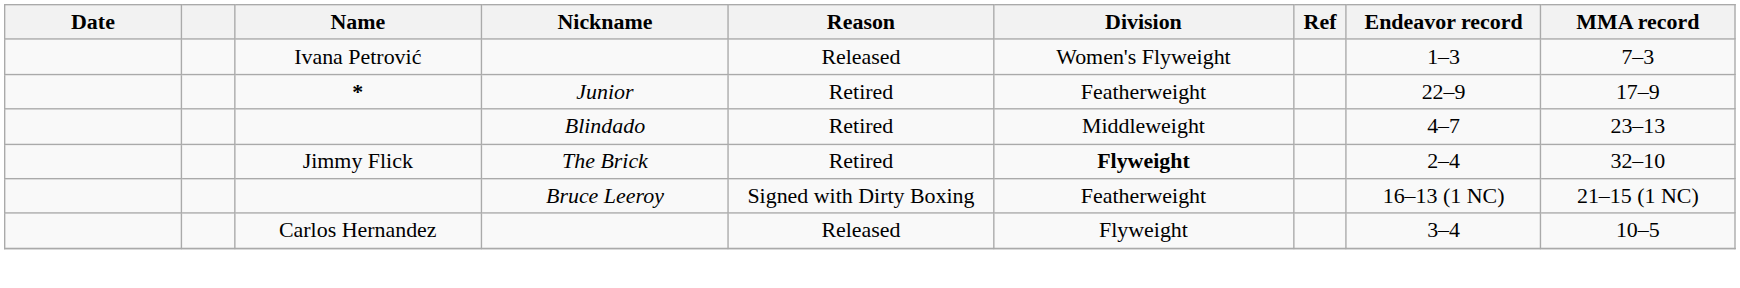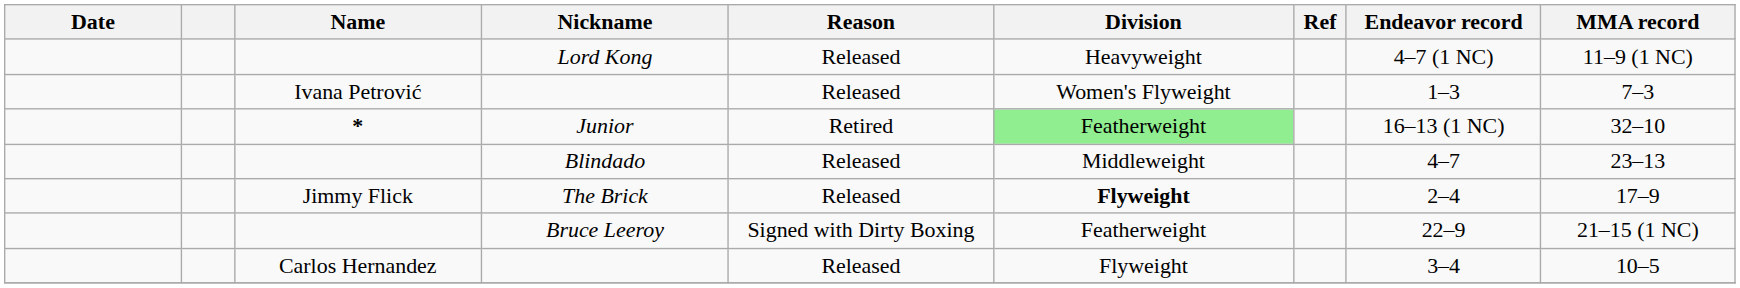+ row: (358, 57)
(1143, 91) no background -> (1143, 126) lightgreen background
(1444, 91) 22–9 -> (1444, 126) 16–13 (1 NC)
(1638, 91) 17–9 -> (1638, 126) 32–10
(861, 126) Retired -> (861, 160) Released
(861, 160) Retired -> (861, 195) Released
(1638, 160) 32–10 -> (1638, 195) 17–9
(1444, 195) 16–13 (1 NC) -> (1444, 230) 22–9
